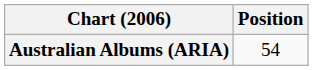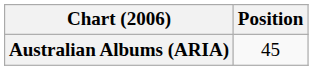(271, 49) 54 -> (271, 49) 45
